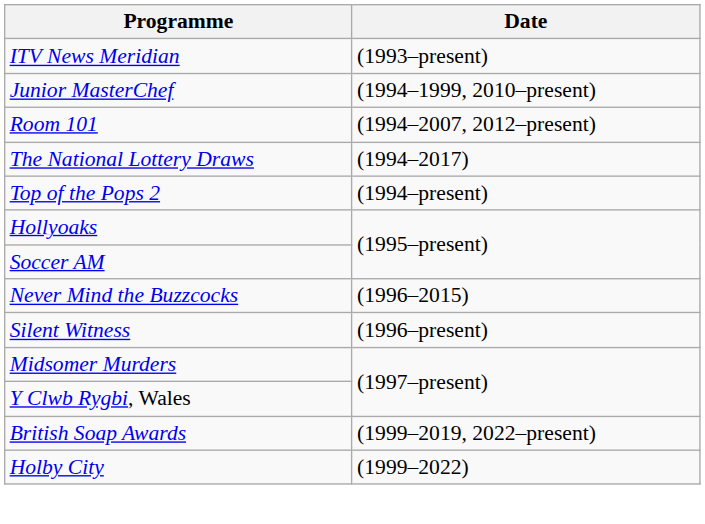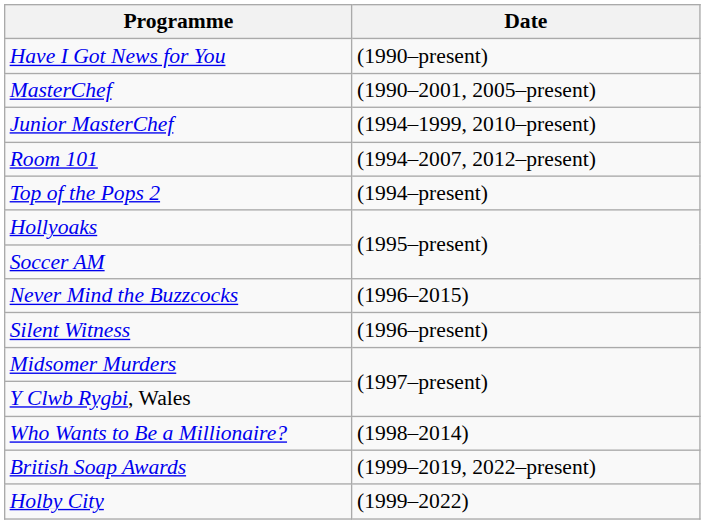+ row: (118, 55)
+ row: (61, 90)
- row: (95, 55)
- row: (132, 158)
+ row: (148, 432)
